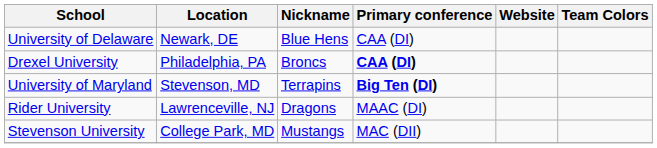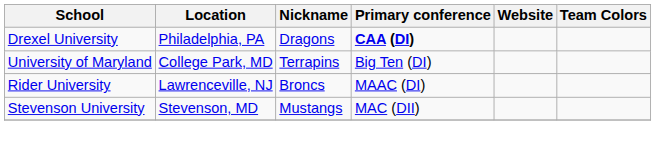- row: (81, 39)
(304, 62) Broncs -> (307, 39) Dragons
(210, 85) Stevenson, MD -> (216, 62) College Park, MD
(397, 85) bold -> (393, 62) normal
(309, 108) Dragons -> (302, 85) Broncs
(217, 131) College Park, MD -> (208, 108) Stevenson, MD
